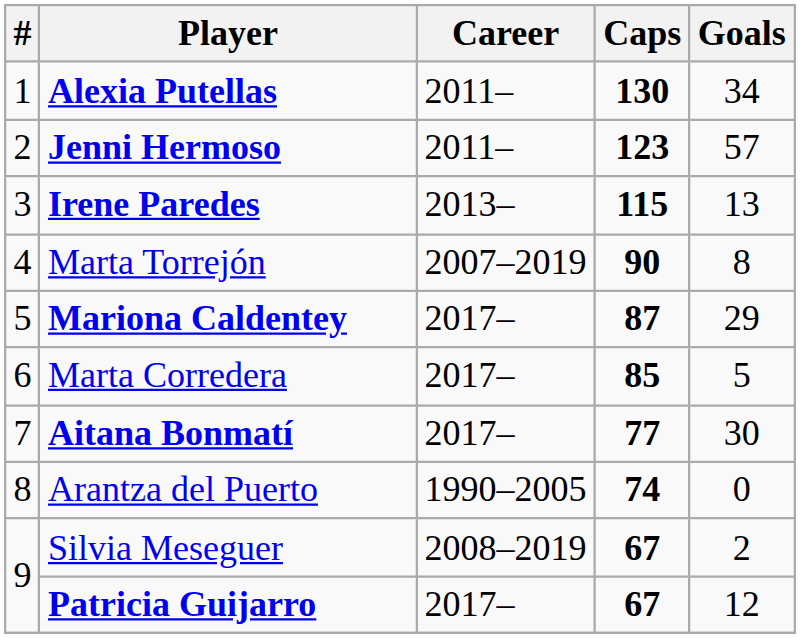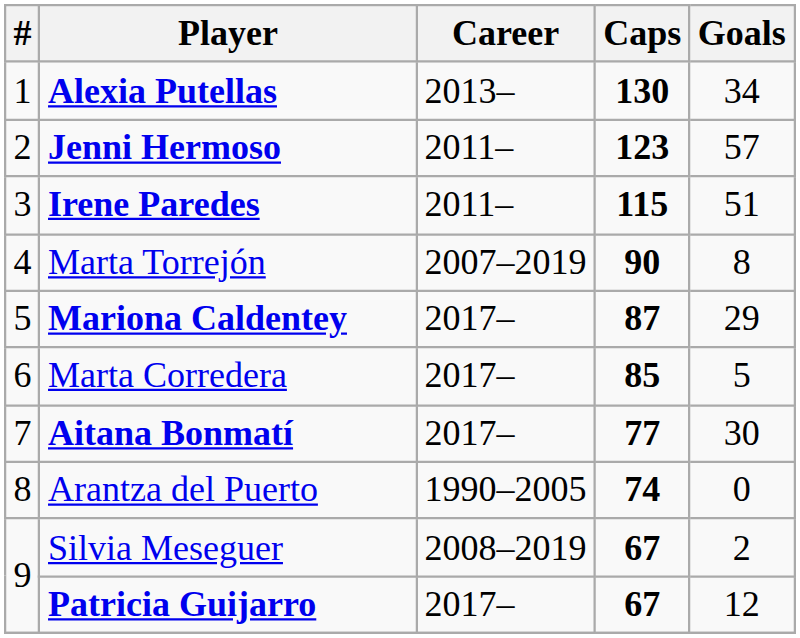(469, 90) 2011– -> (470, 90) 2013–
(470, 204) 2013– -> (469, 204) 2011–
(742, 204) 13 -> (742, 204) 51
